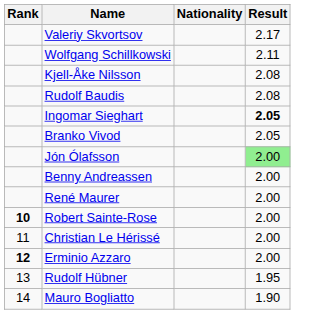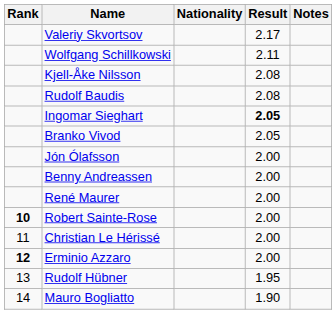+ column: (311, 14)
(268, 156) lightgreen background -> (268, 156) no background
